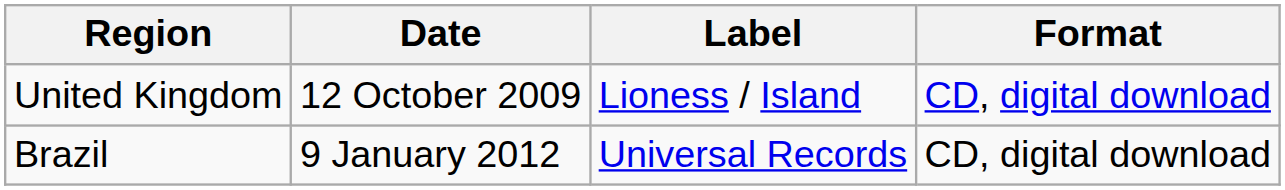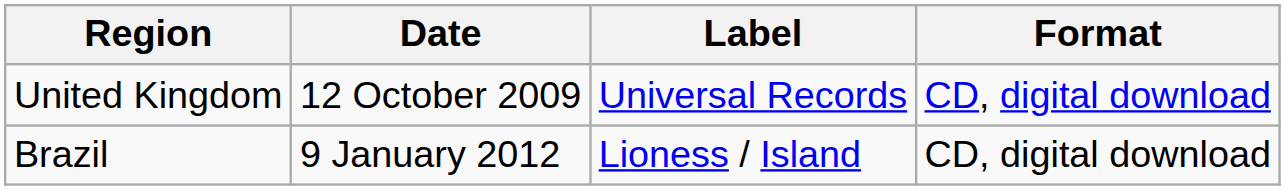(730, 94) Lioness / Island -> (753, 94) Universal Records
(753, 154) Universal Records -> (730, 154) Lioness / Island
